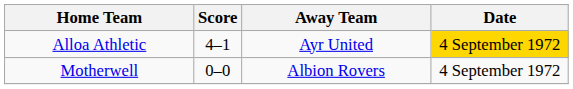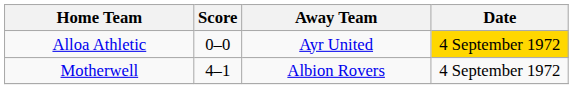(218, 44) 4–1 -> (218, 44) 0–0
(218, 70) 0–0 -> (218, 70) 4–1
